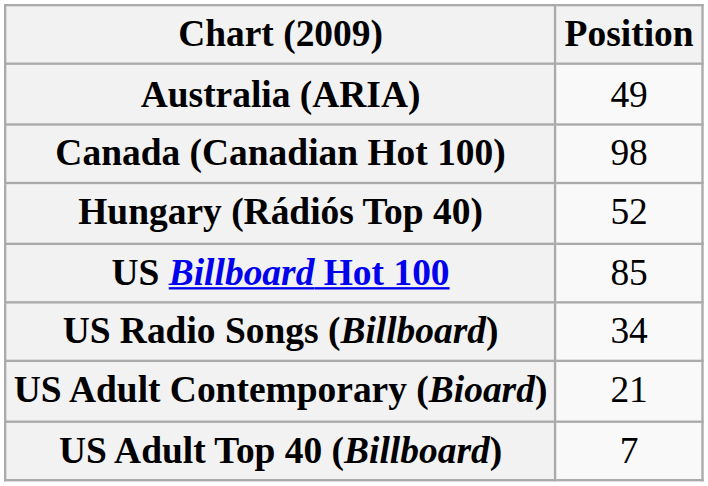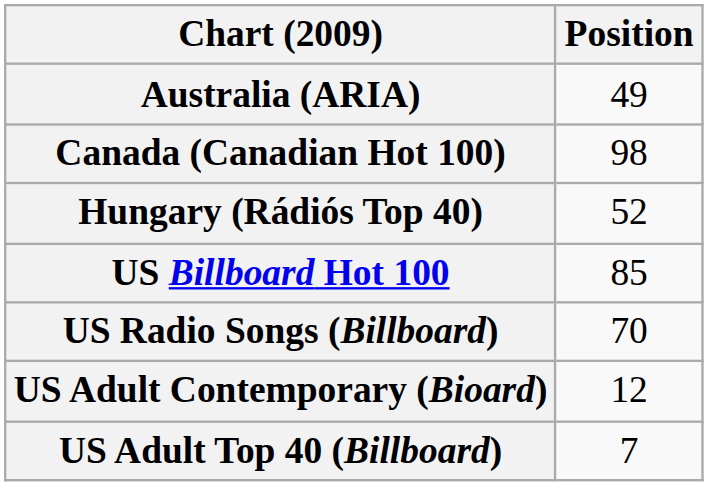(629, 331) 34 -> (629, 331) 70
(629, 390) 21 -> (629, 390) 12
